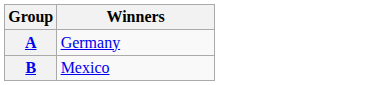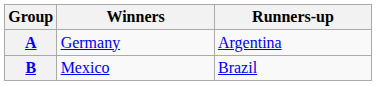+ column: (293, 17)
